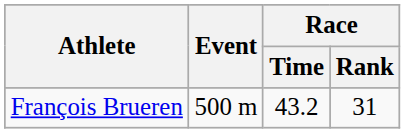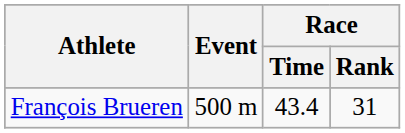(297, 107) 43.2 -> (297, 107) 43.4
